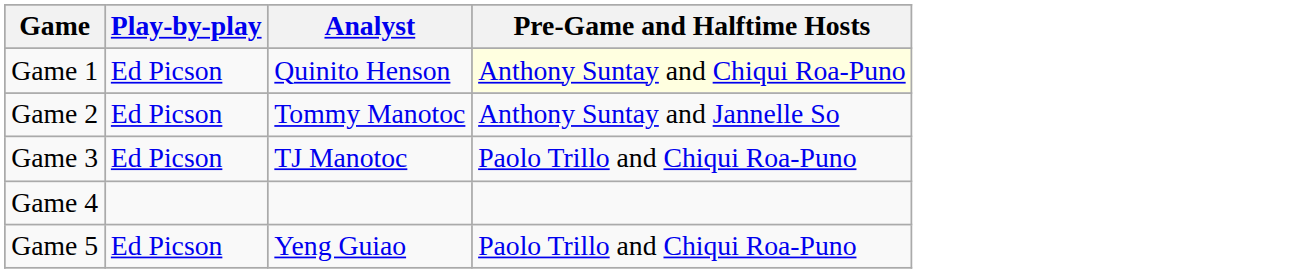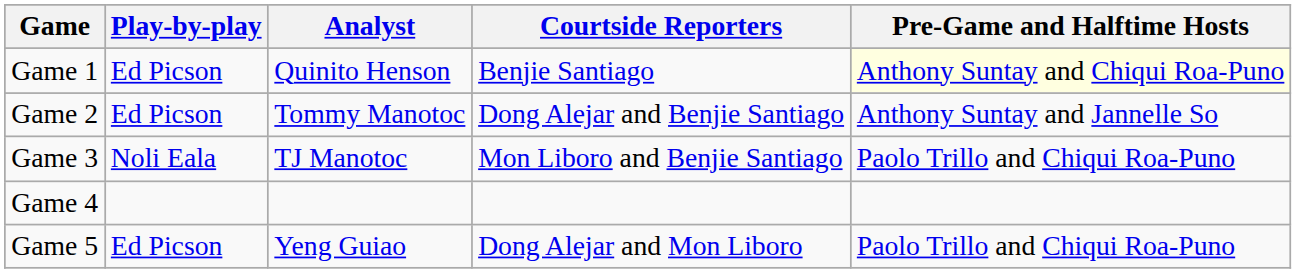+ column: (661, 26)
(167, 158) Ed Picson -> (164, 158) Noli Eala
